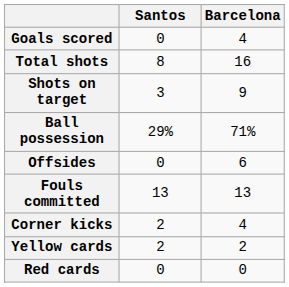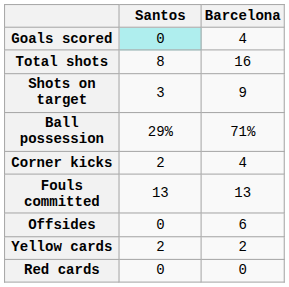(160, 39) no background -> (160, 39) paleturquoise background
rows swapped: (62, 225) <-> (62, 163)
